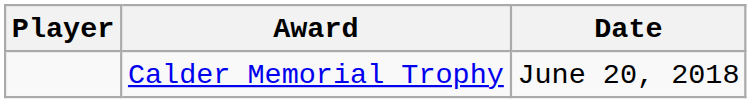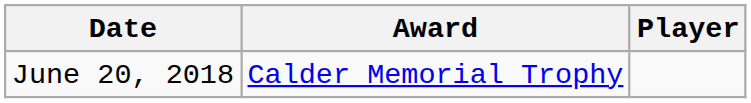columns swapped: (63, 28) <-> (628, 28)
